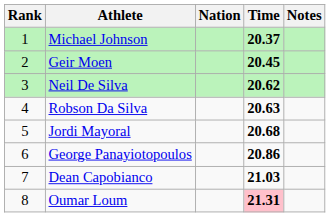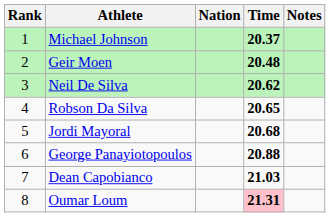(264, 62) 20.45 -> (264, 62) 20.48
(264, 108) 20.63 -> (264, 108) 20.65
(264, 154) 20.86 -> (264, 154) 20.88
